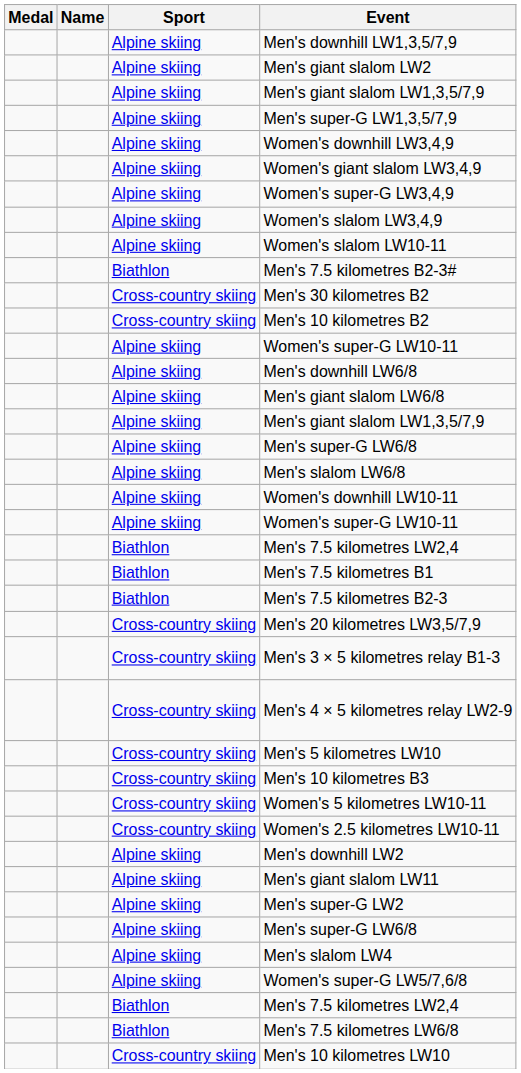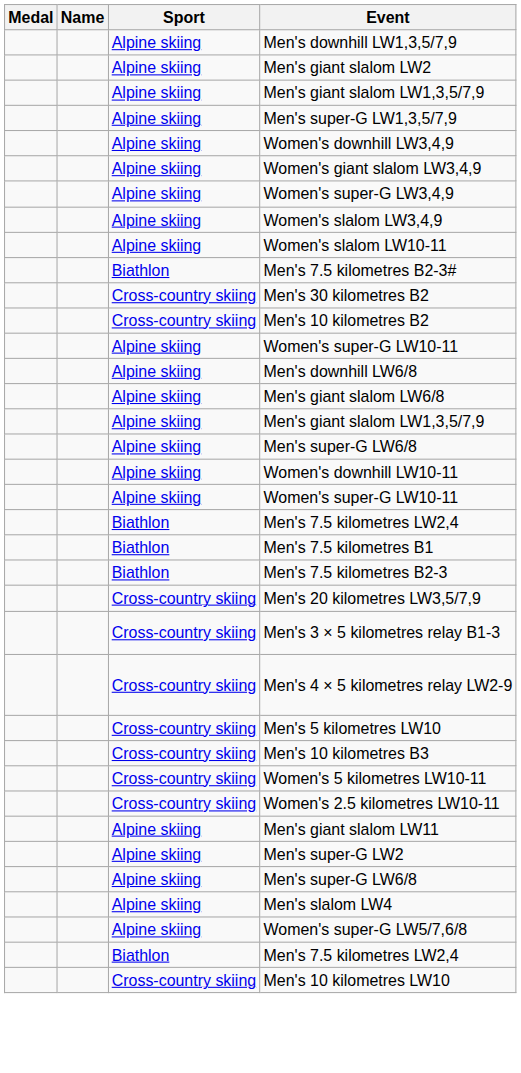- row: (156, 472)
- row: (156, 854)
- row: (141, 1031)
